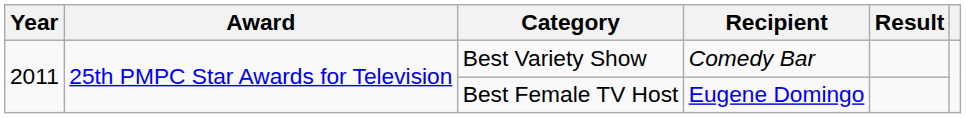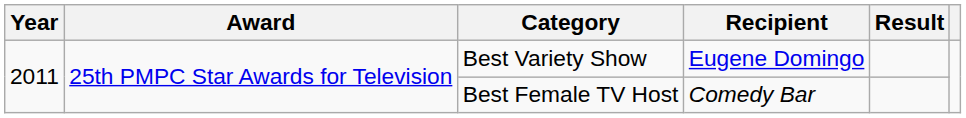(752, 58) Comedy Bar -> (777, 58) Eugene Domingo
(777, 94) Eugene Domingo -> (752, 94) Comedy Bar
